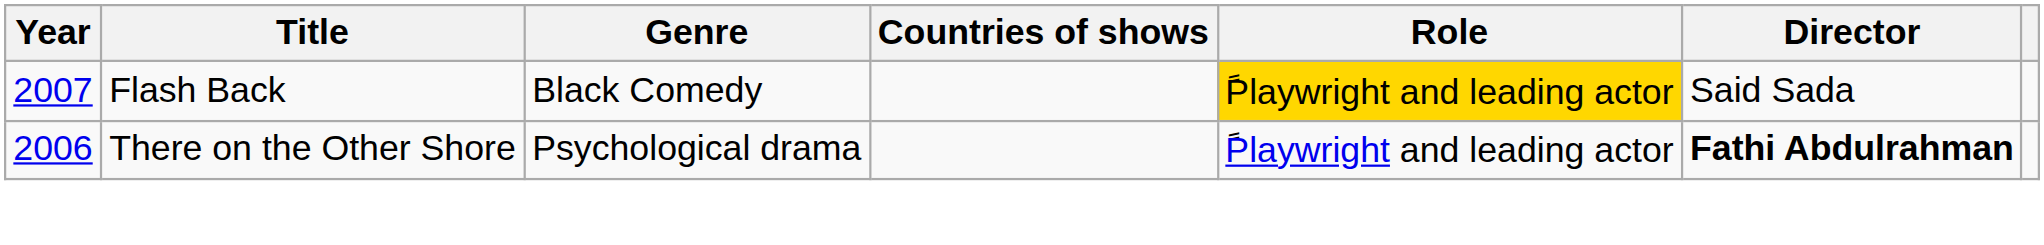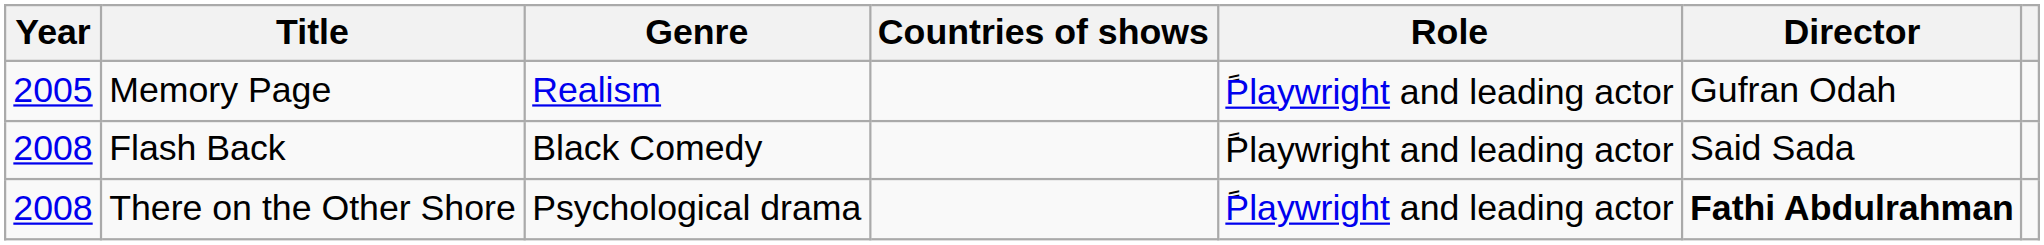+ row: (220, 90)
(53, 90) 2007 -> (53, 149) 2008
(1449, 91) gold background -> (1449, 150) no background
(53, 149) 2006 -> (53, 208) 2008
